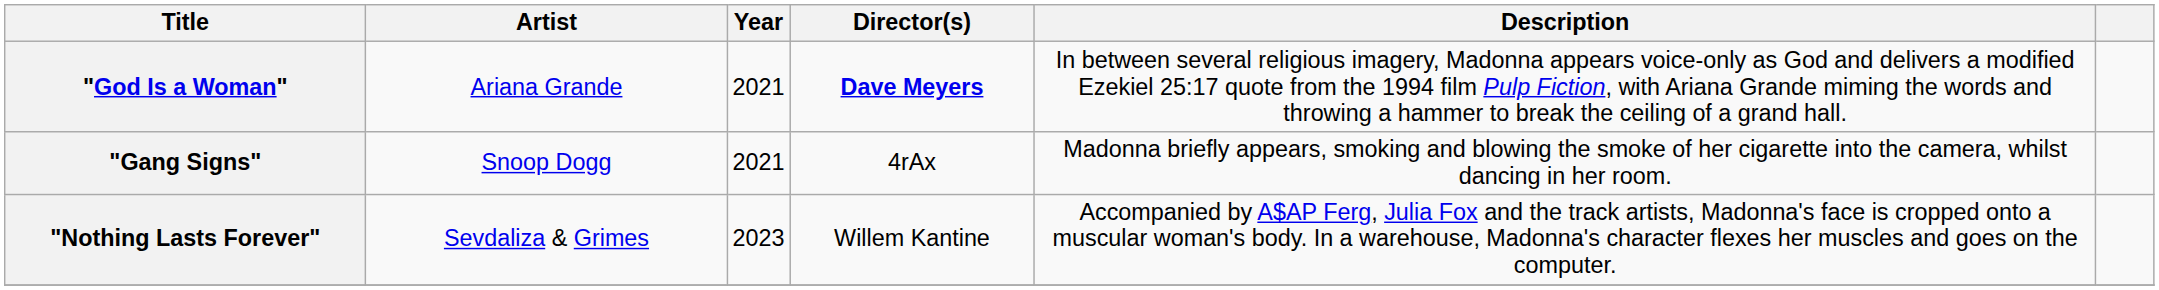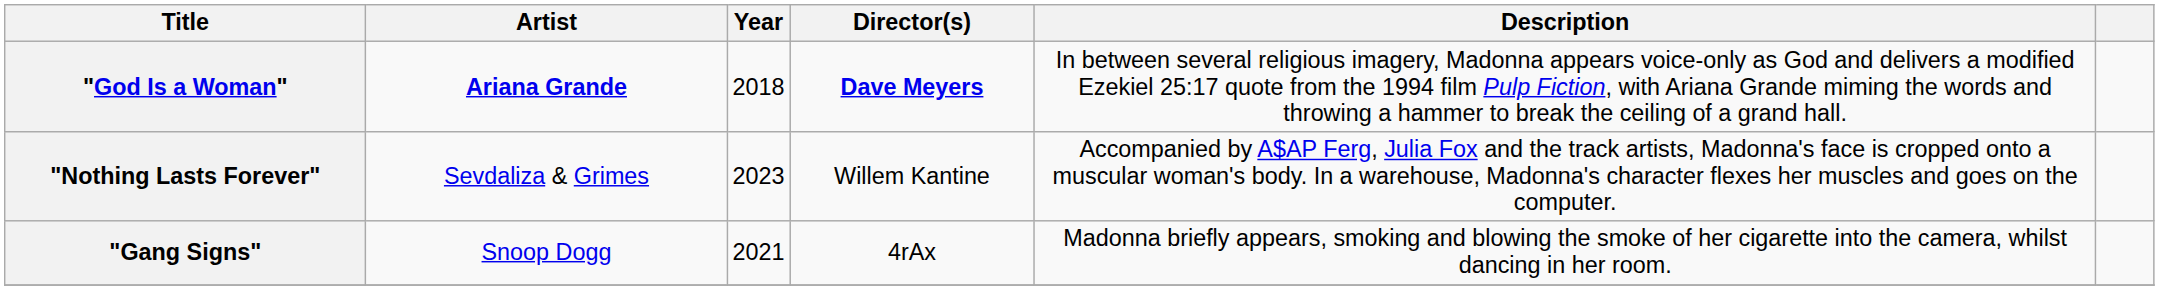(546, 86) normal -> (546, 86) bold
(758, 86) 2021 -> (758, 86) 2018
rows swapped: (185, 162) <-> (185, 239)
